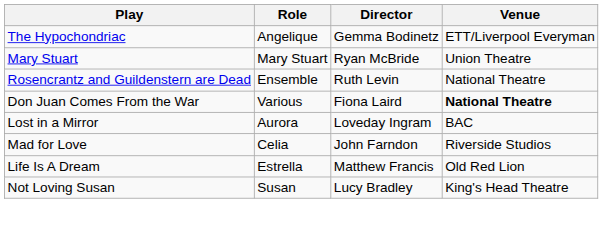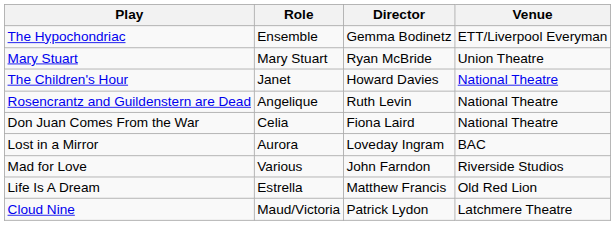(288, 36) Angelique -> (288, 36) Ensemble
+ row: (68, 79)
(288, 79) Ensemble -> (288, 101) Angelique
(280, 101) Various -> (273, 123) Celia
(498, 101) bold -> (508, 123) normal
(273, 144) Celia -> (280, 166) Various
+ row: (41, 209)
- row: (61, 187)
